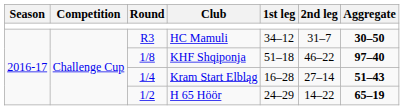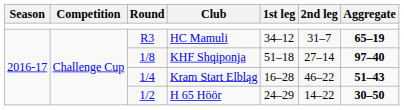(370, 38) 30–50 -> (370, 38) 65–19
(319, 57) 46–22 -> (319, 57) 27–14
(319, 76) 27–14 -> (319, 76) 46–22
(370, 95) 65–19 -> (370, 95) 30–50
